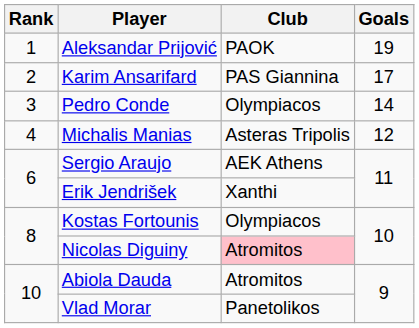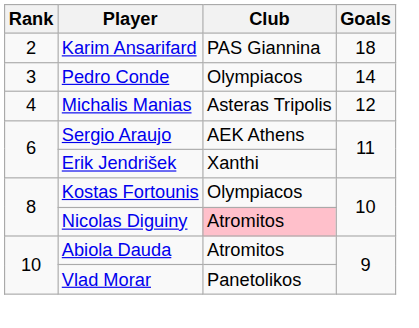- row: (139, 47)
(384, 76) 17 -> (365, 47) 18
